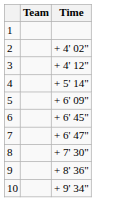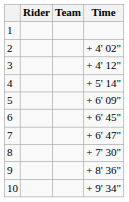+ column: (37, 13)
